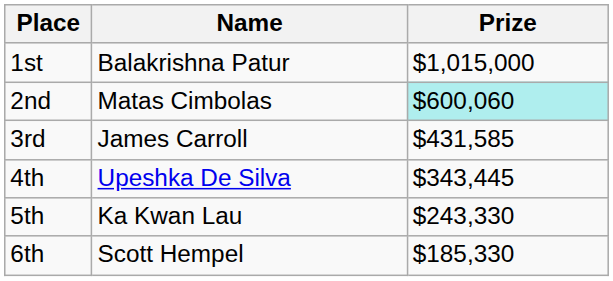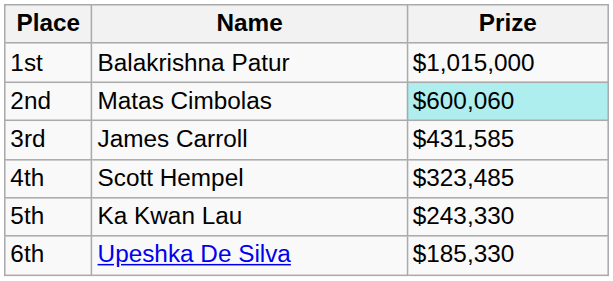(194, 178) Upeshka De Silva -> (171, 178) Scott Hempel
(464, 178) $343,445 -> (464, 178) $323,485
(171, 255) Scott Hempel -> (194, 255) Upeshka De Silva
